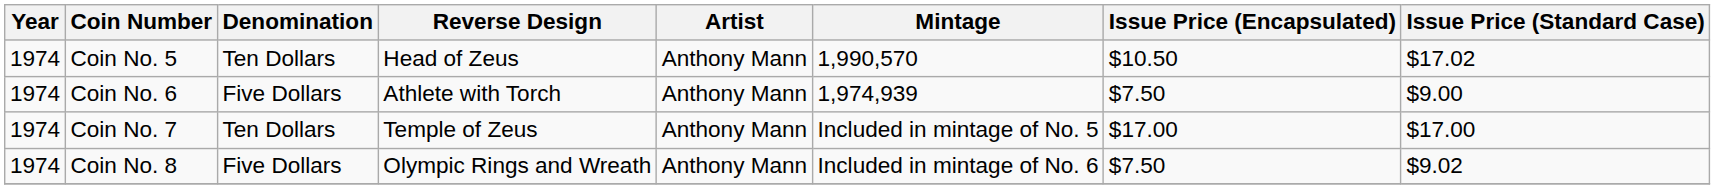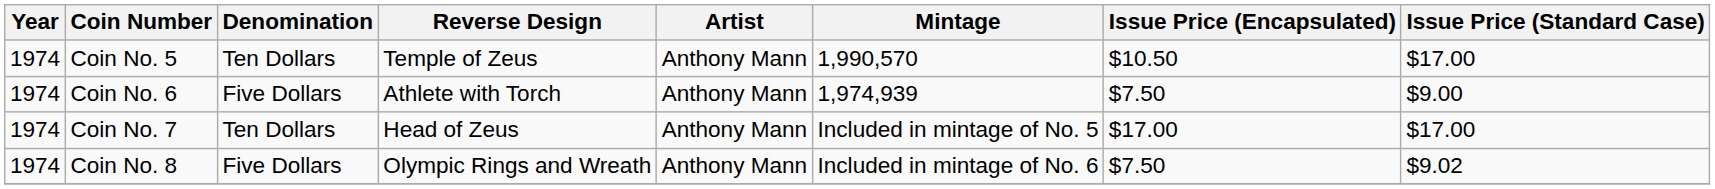(451, 58) Head of Zeus -> (460, 58) Temple of Zeus
(1441, 58) $17.02 -> (1441, 58) $17.00
(460, 129) Temple of Zeus -> (451, 129) Head of Zeus
